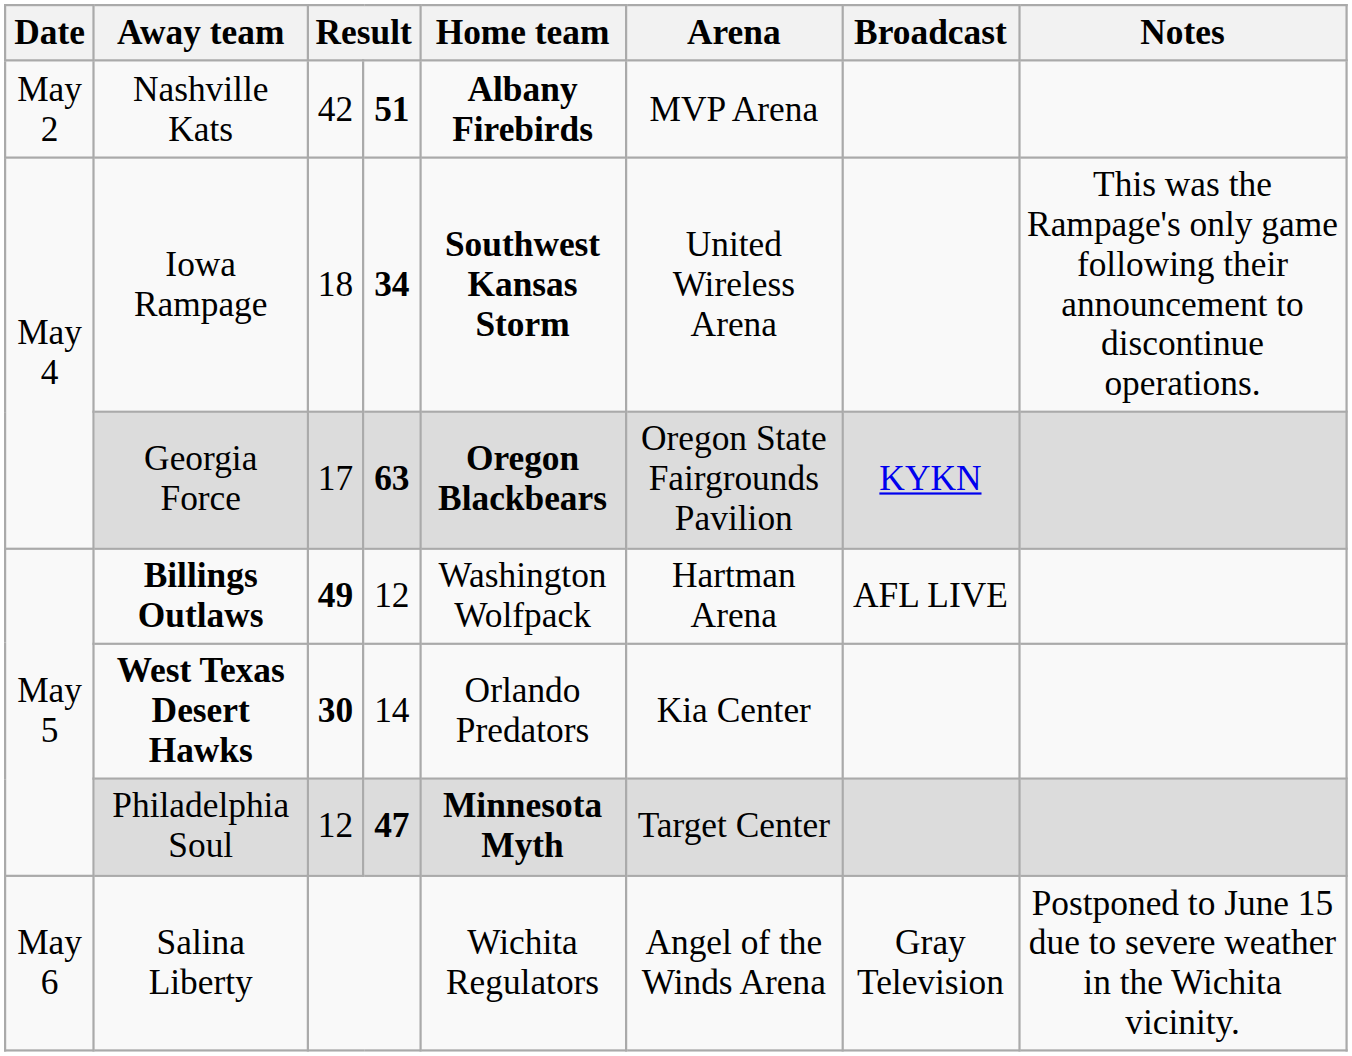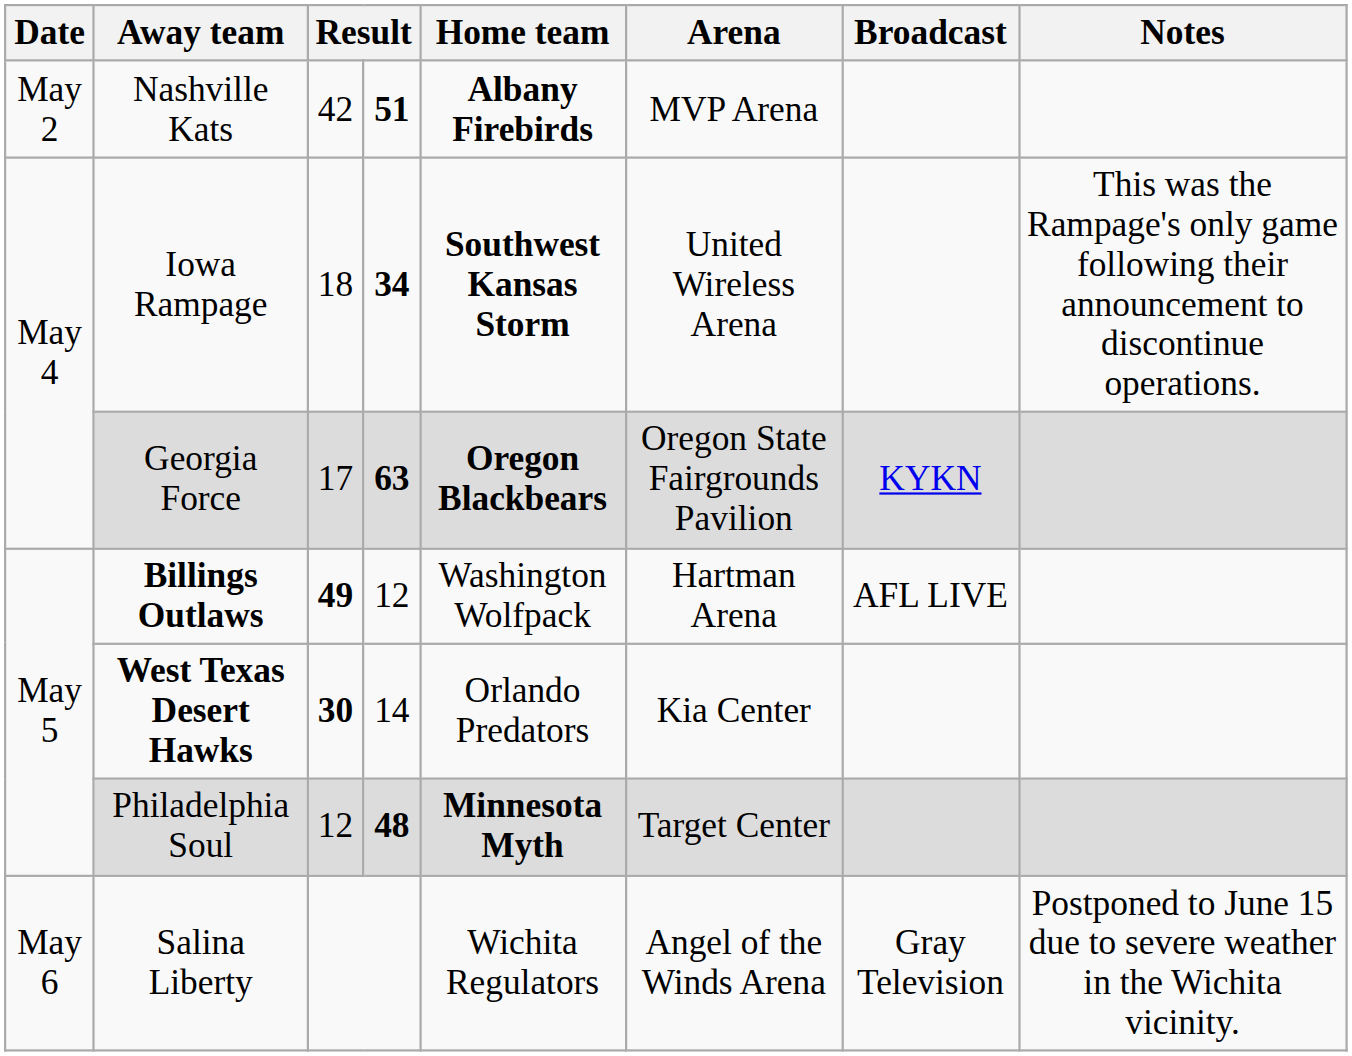(392, 826) 47 -> (392, 826) 48
